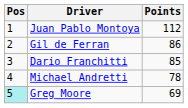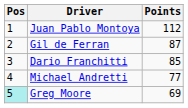(175, 46) 86 -> (175, 46) 87
(175, 78) 78 -> (175, 78) 77
